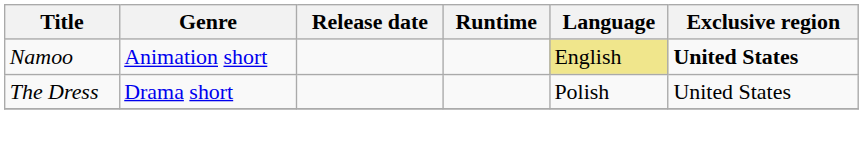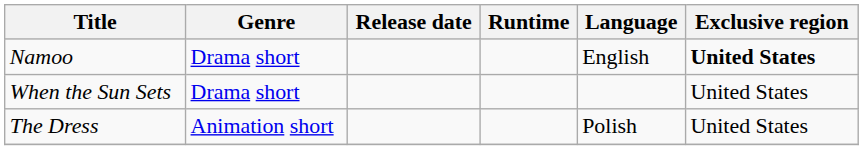(196, 56) Animation short -> (245, 56) Drama short
(588, 56) khaki background -> (616, 56) no background
+ row: (90, 91)
(179, 91) Drama short -> (262, 126) Animation short
